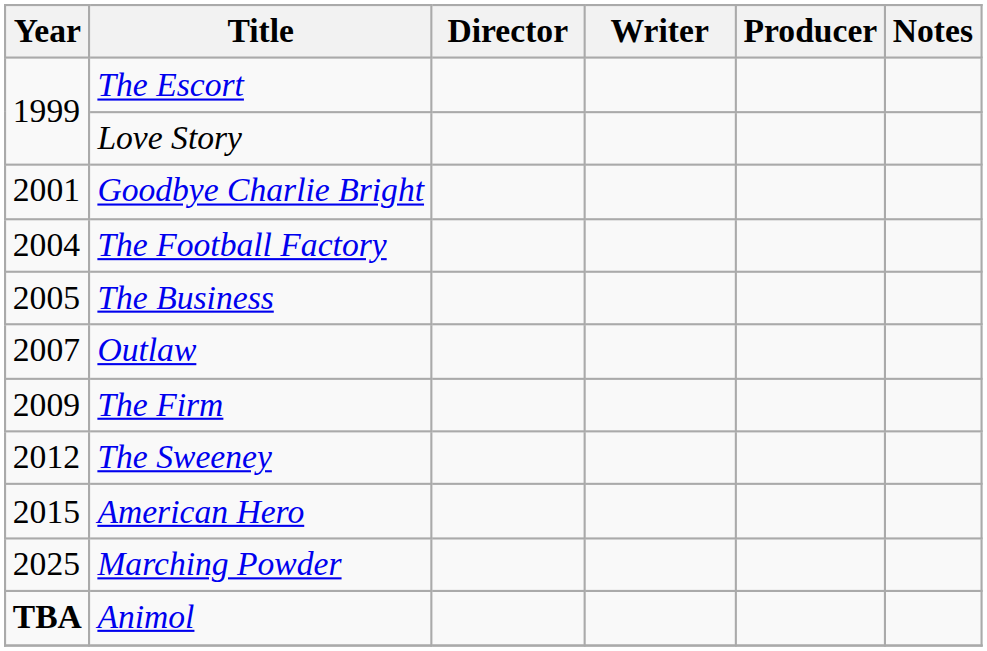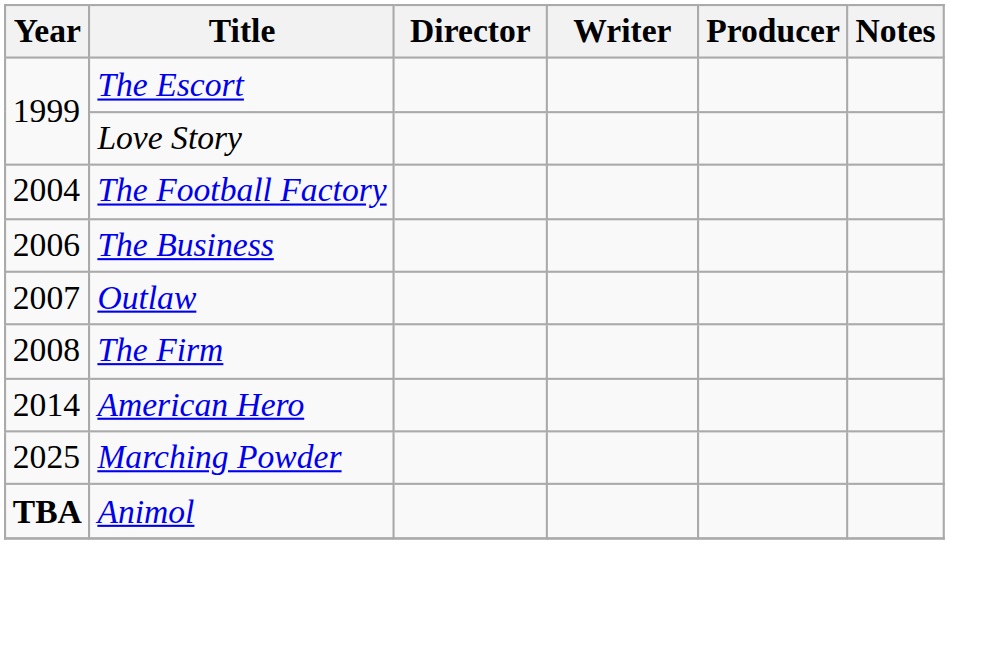- row: (261, 191)
(46, 297) 2005 -> (46, 244) 2006
(46, 404) 2009 -> (46, 350) 2008
- row: (185, 457)
(46, 510) 2015 -> (46, 404) 2014
